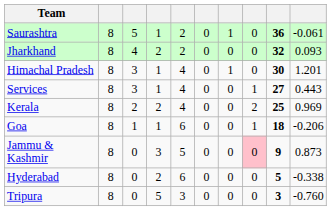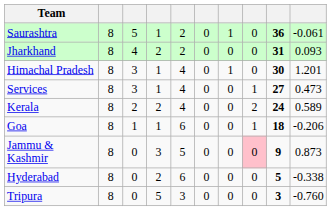(278, 51) 32 -> (278, 51) 31
(308, 88) 0.443 -> (308, 88) 0.473
(278, 107) 25 -> (278, 107) 24
(308, 107) 0.969 -> (308, 107) 0.589
